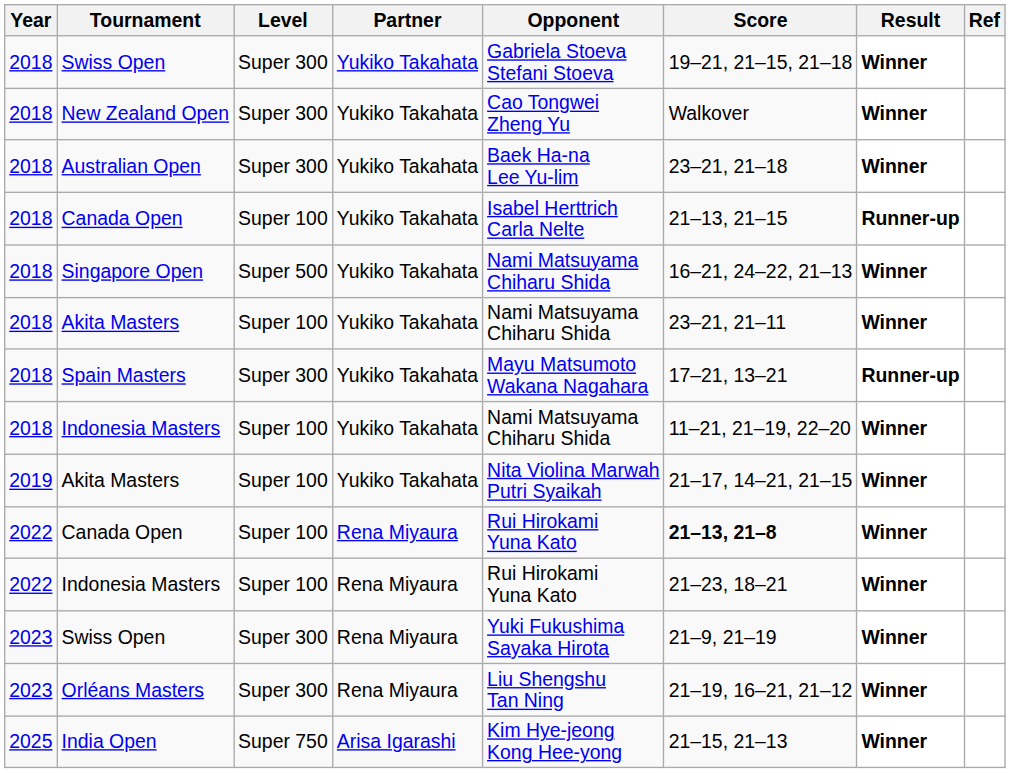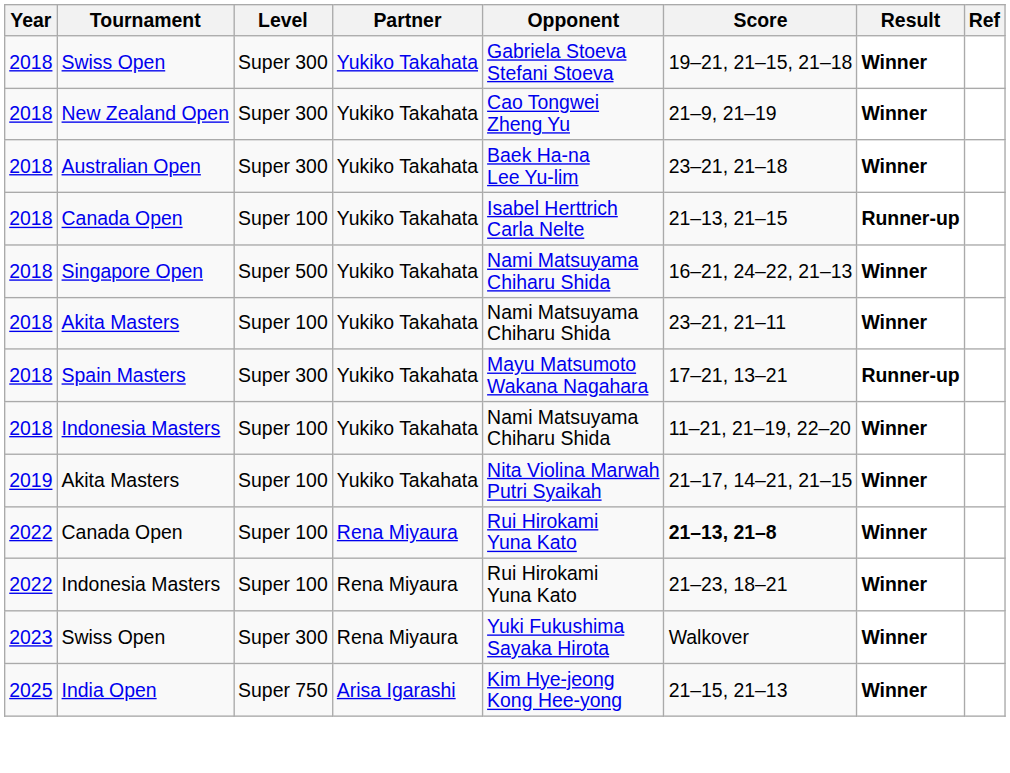(709, 114) Walkover -> (723, 114) 21–9, 21–19
(723, 637) 21–9, 21–19 -> (709, 637) Walkover
- row: (31, 690)
